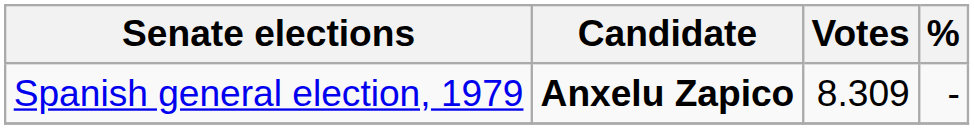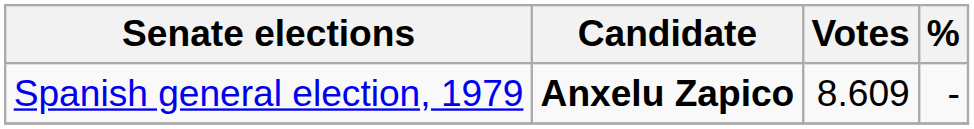(863, 92) 8.309 -> (863, 92) 8.609
